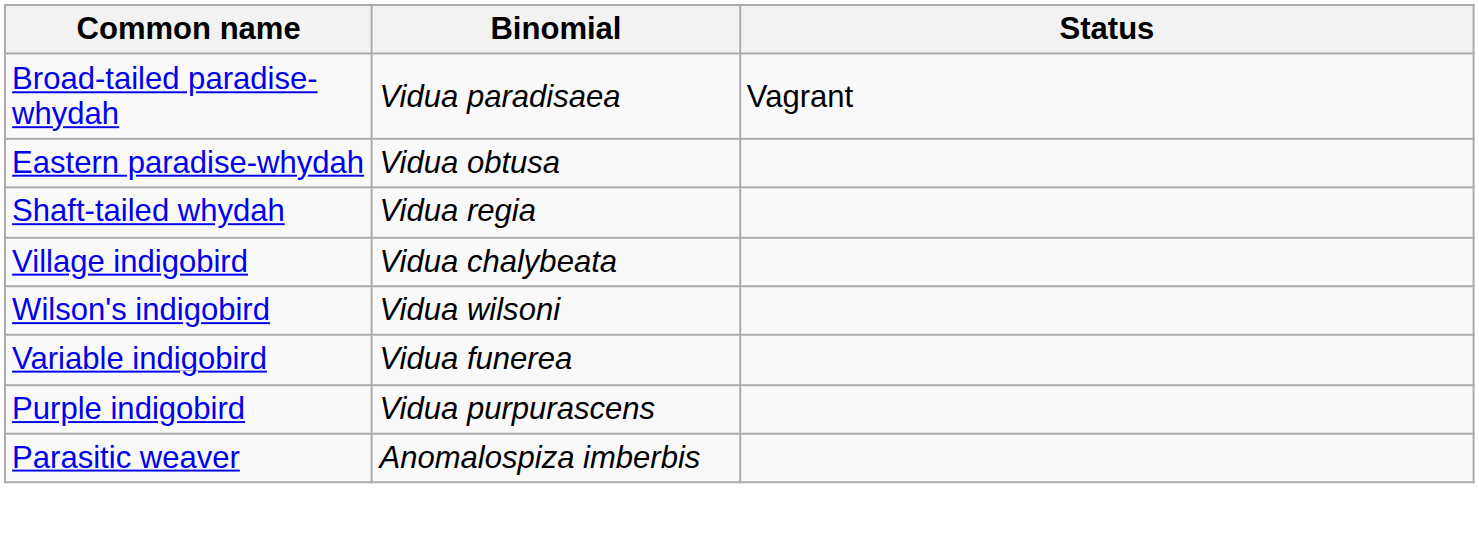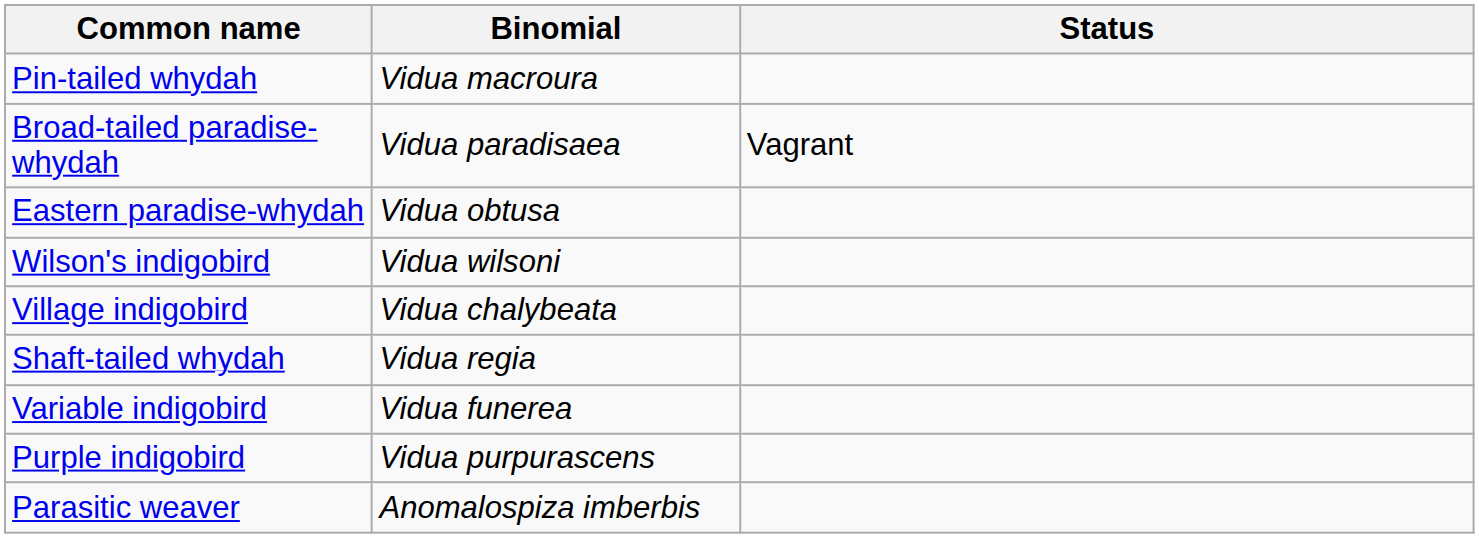+ row: (135, 78)
rows swapped: (148, 211) <-> (141, 310)
